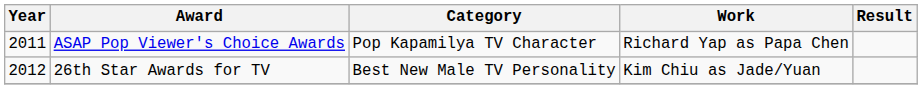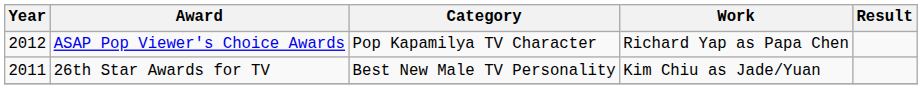(27, 44) 2011 -> (27, 44) 2012
(27, 70) 2012 -> (27, 70) 2011
